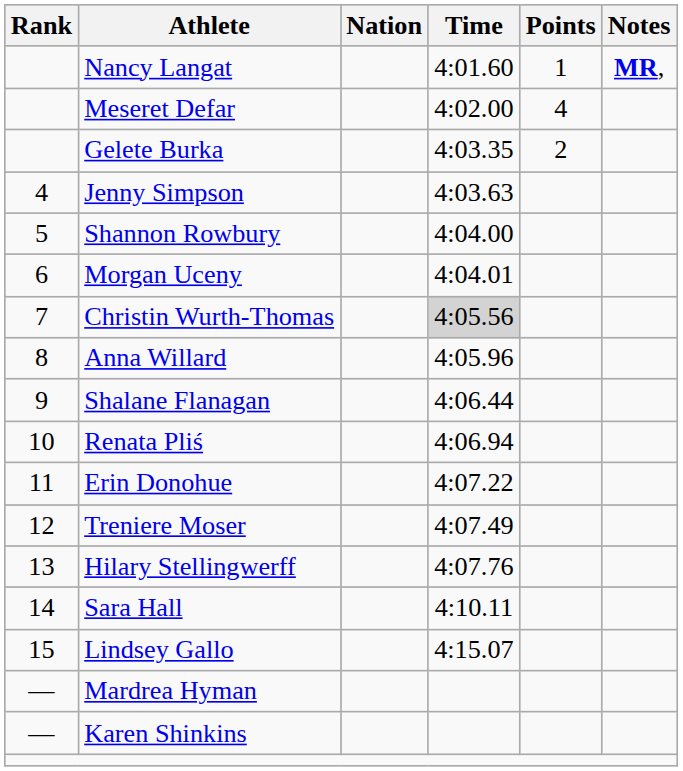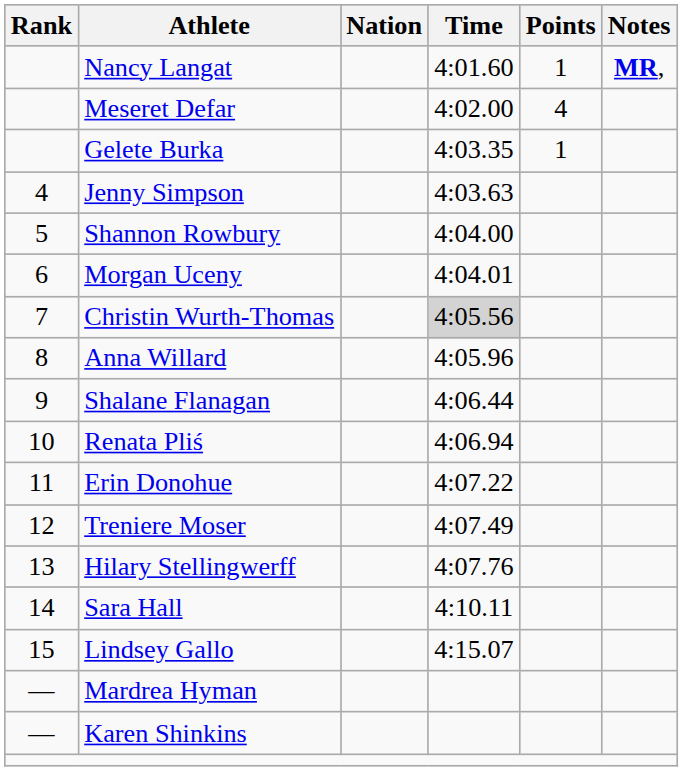(561, 150) 2 -> (561, 150) 1
